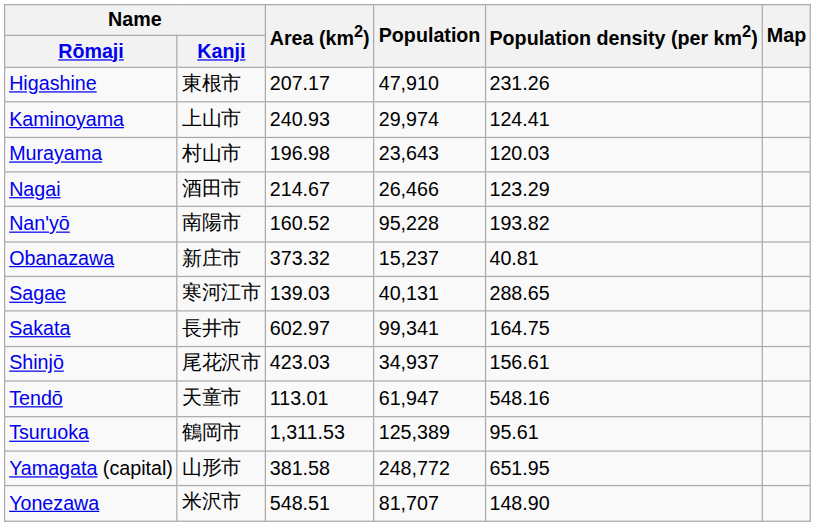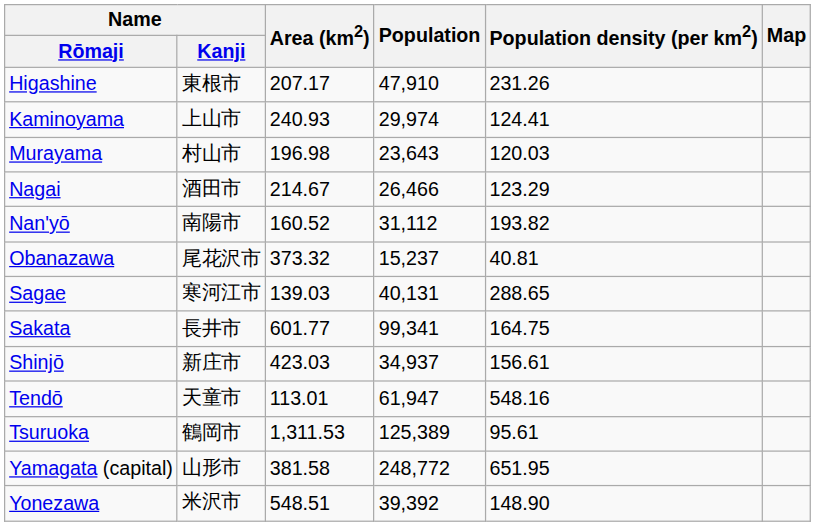(409, 223) 95,228 -> (408, 223) 31,112
(211, 258) 新庄市 -> (221, 258) 尾花沢市
(300, 328) 602.97 -> (300, 328) 601.77
(221, 362) 尾花沢市 -> (211, 362) 新庄市
(409, 503) 81,707 -> (409, 503) 39,392
